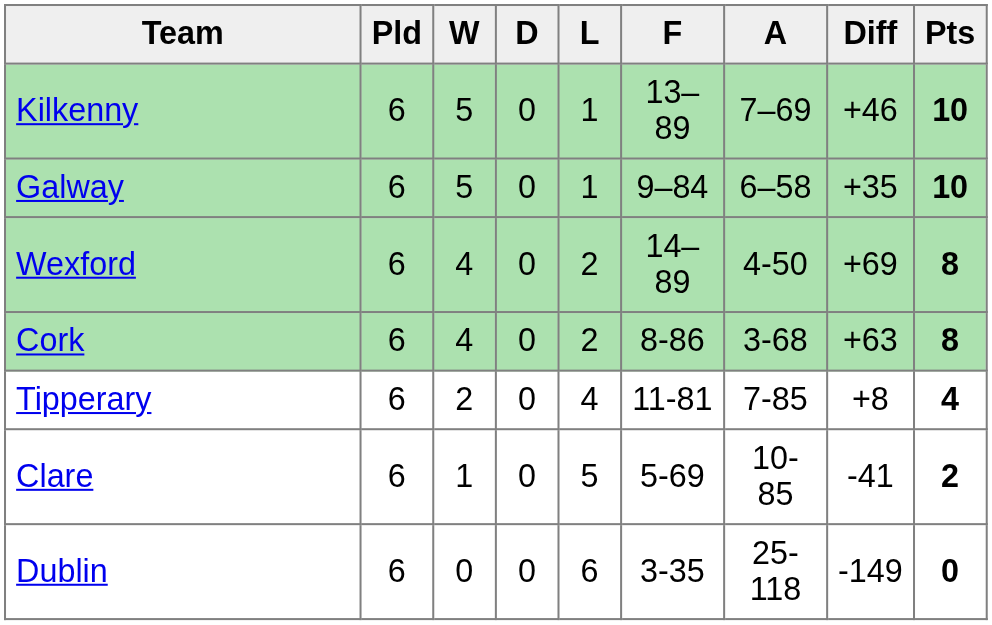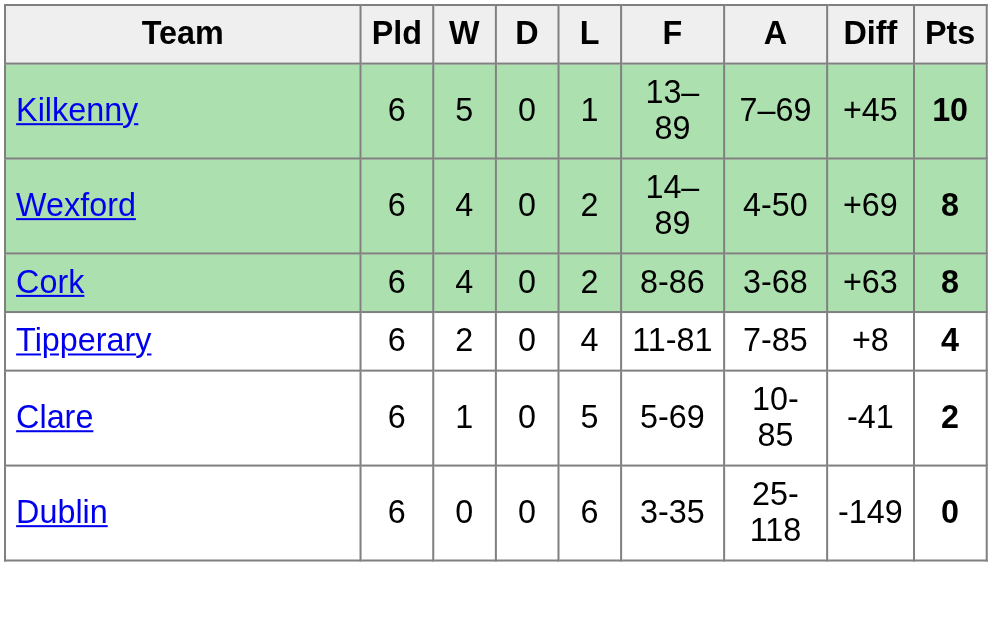(870, 110) +46 -> (870, 110) +45
- row: (70, 187)
